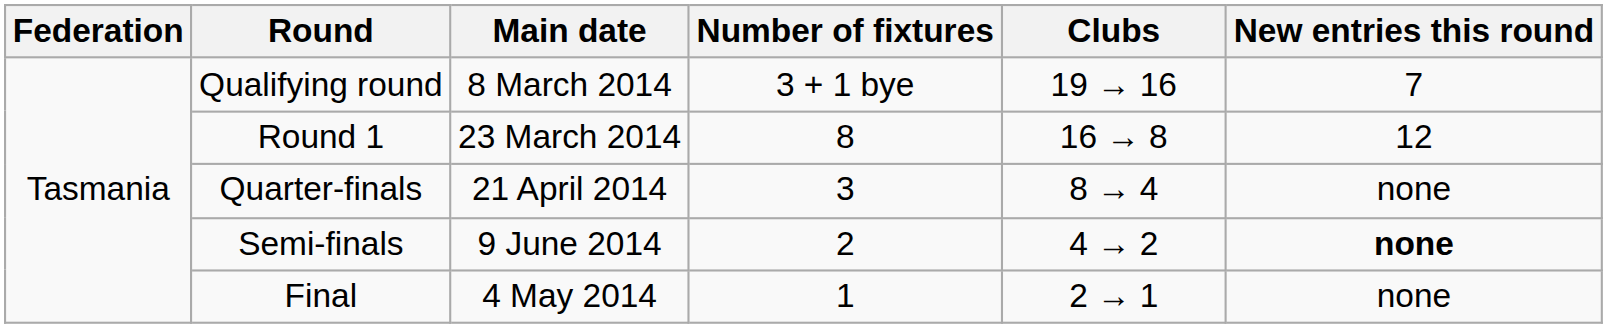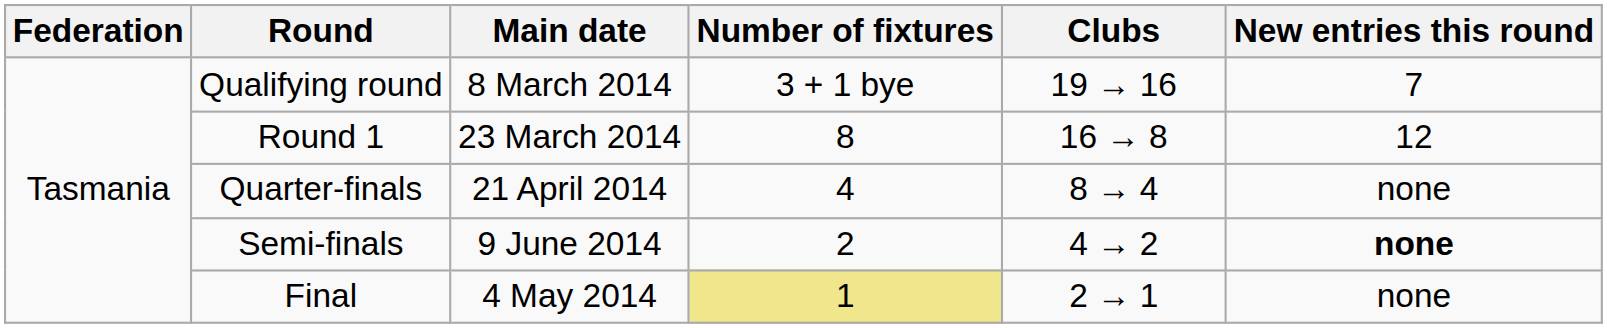(845, 190) 3 -> (845, 190) 4
(845, 296) no background -> (845, 296) khaki background
